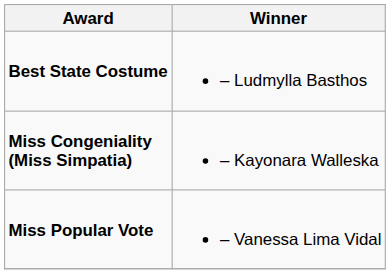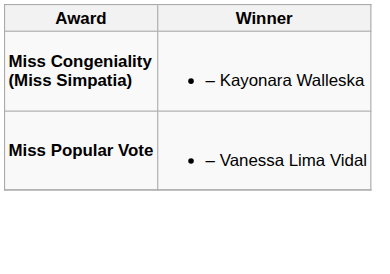- row: (88, 71)
